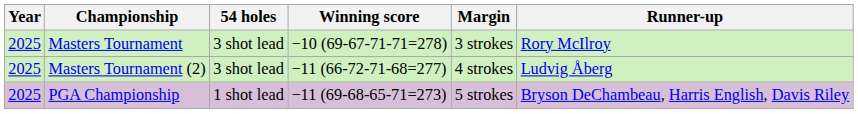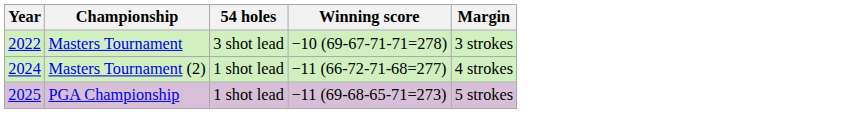- column: (685, 17)
(25, 43) 2025 -> (25, 43) 2022
(25, 69) 2025 -> (25, 69) 2024
(249, 69) 3 shot lead -> (249, 69) 1 shot lead
